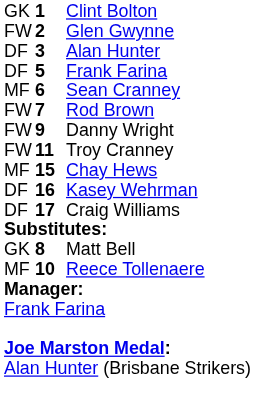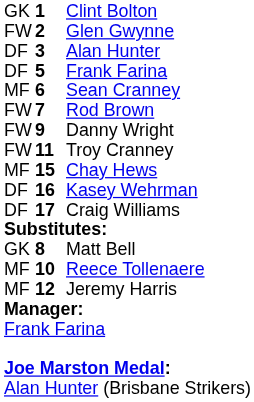+ row: (45, 289)
